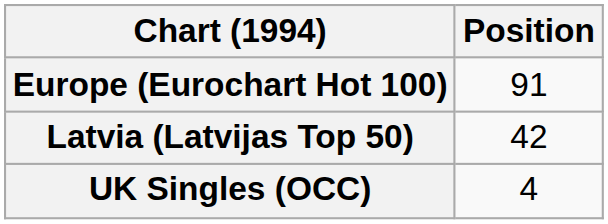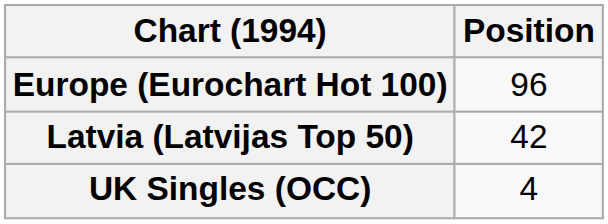(529, 84) 91 -> (529, 84) 96
